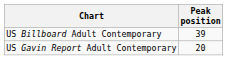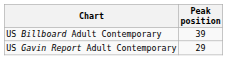(201, 48) 20 -> (201, 48) 29
